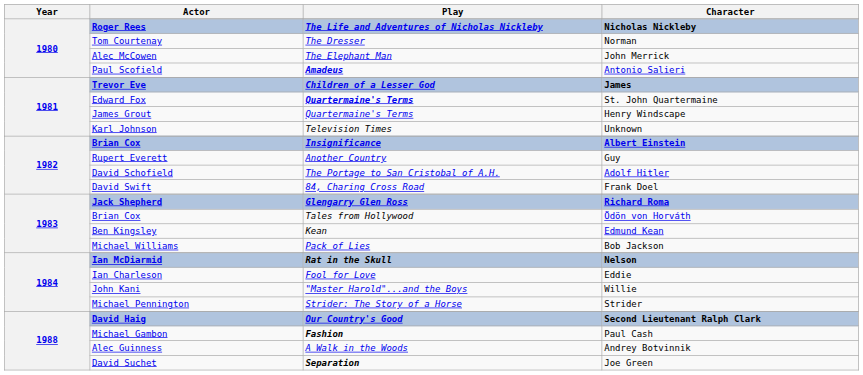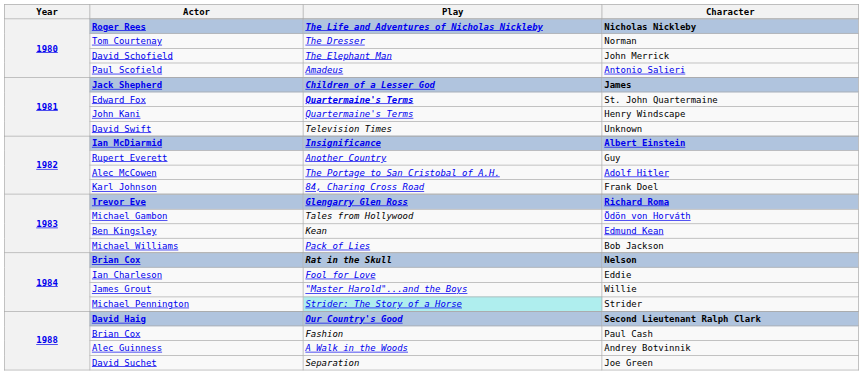(124, 56) Alec McCowen -> (132, 56) David Schofield
(324, 70) bold -> (324, 70) normal
(119, 85) Trevor Eve -> (127, 85) Jack Shepherd
(122, 114) James Grout -> (116, 114) John Kani
(124, 129) Karl Johnson -> (122, 129) David Swift
(116, 143) Brian Cox -> (127, 143) Ian McDiarmid
(132, 172) David Schofield -> (124, 172) Alec McCowen
(122, 187) David Swift -> (124, 187) Karl Johnson
(127, 202) Jack Shepherd -> (119, 202) Trevor Eve
(116, 216) Brian Cox -> (130, 216) Michael Gambon
(127, 260) Ian McDiarmid -> (116, 260) Brian Cox
(116, 289) John Kani -> (122, 289) James Grout
(384, 304) no background -> (384, 304) paleturquoise background
(130, 333) Michael Gambon -> (116, 333) Brian Cox
(324, 333) bold -> (324, 333) normal
(332, 363) bold -> (332, 363) normal
